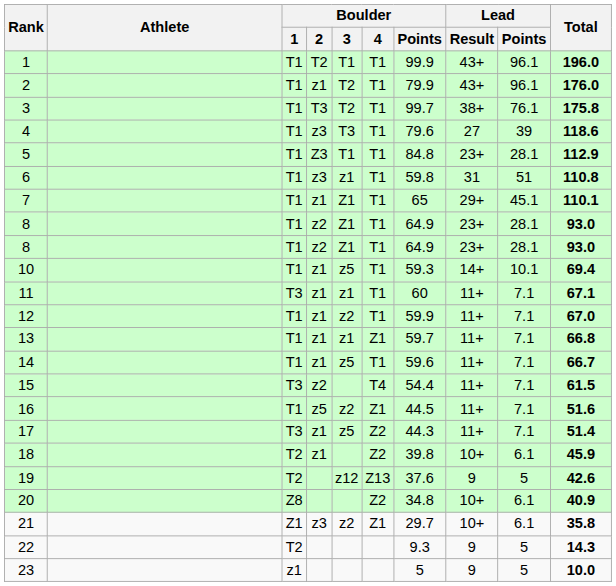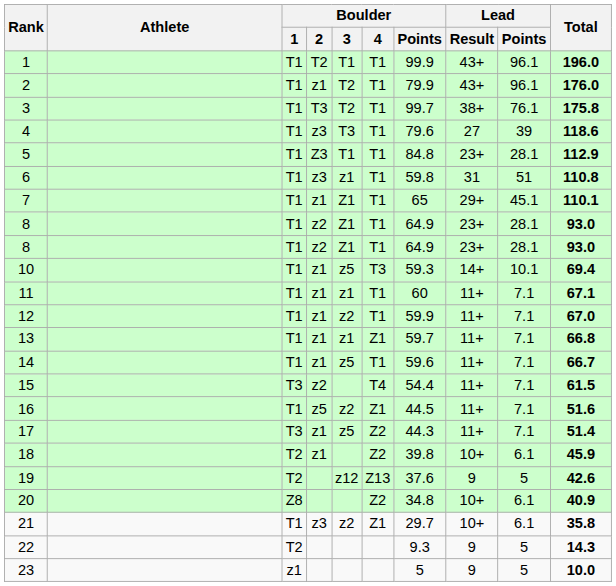(378, 270) T1 -> (378, 270) T3
(294, 293) T3 -> (294, 293) T1
(294, 524) Z1 -> (294, 524) T1
